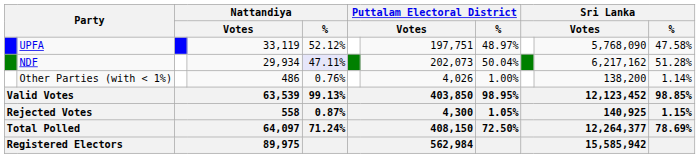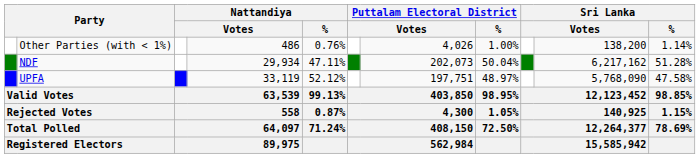rows swapped: (32, 46) <-> (96, 79)
(327, 62) lavender background -> (327, 62) no background
